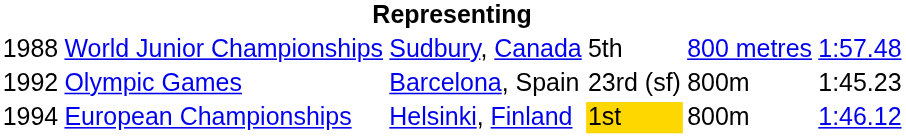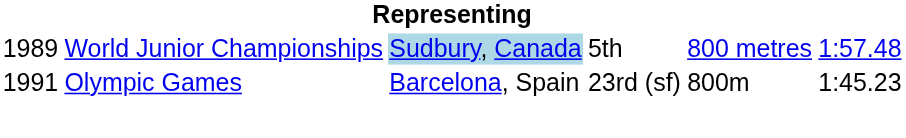(30, 48) 1988 -> (30, 48) 1989
(486, 48) no background -> (486, 48) lightblue background
(30, 83) 1992 -> (30, 83) 1991
- row: (208, 117)
